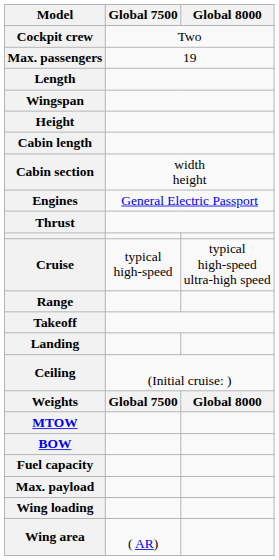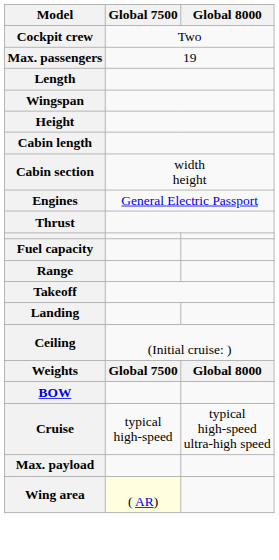rows swapped: (55, 264) <-> (55, 465)
- row: (55, 422)
- row: (55, 508)
(143, 544) no background -> (143, 501) lightyellow background
